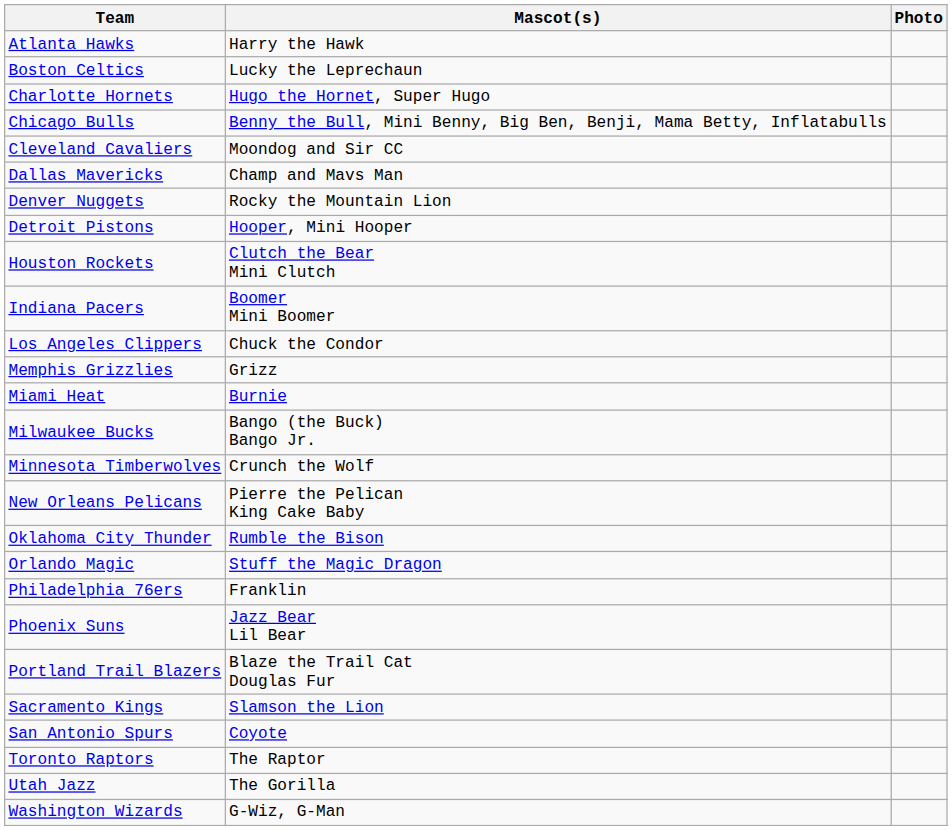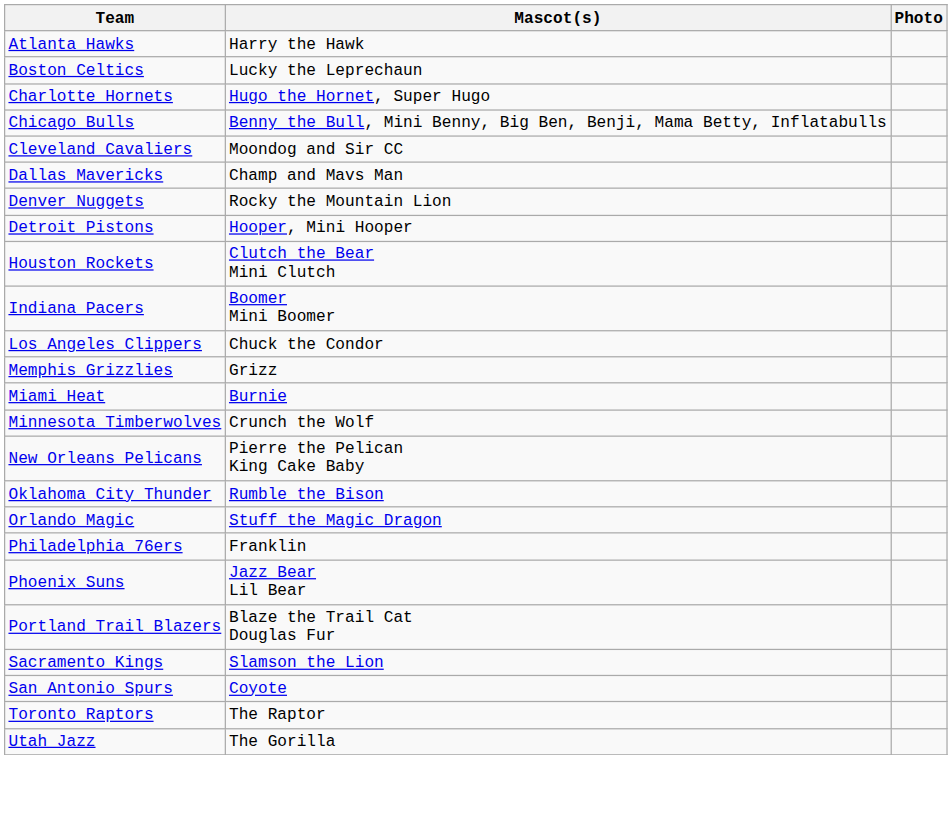- row: (81, 432)
- row: (96, 812)
